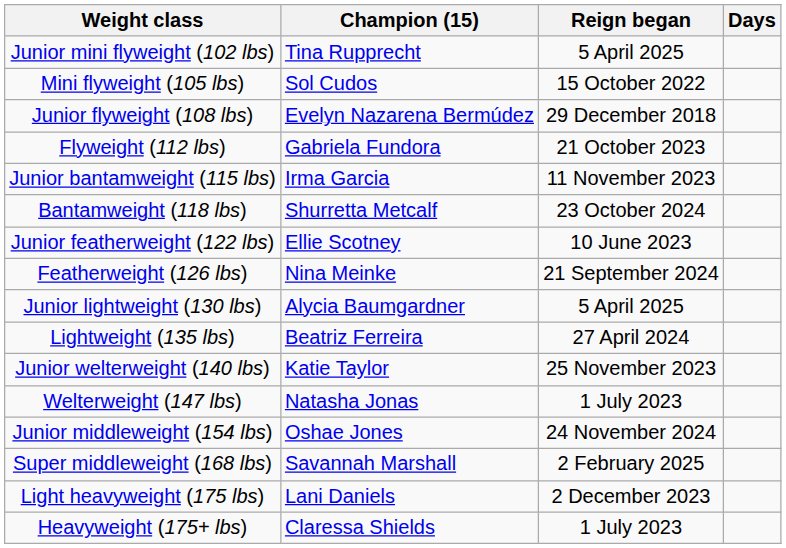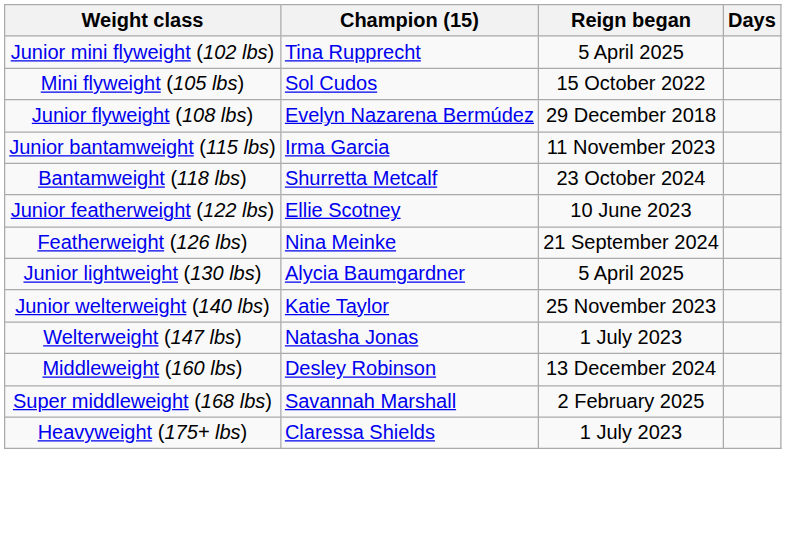- row: (142, 147)
- row: (142, 337)
- row: (142, 432)
+ row: (142, 369)
- row: (142, 496)
